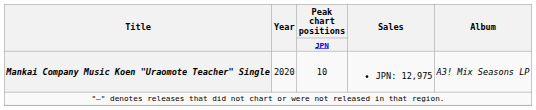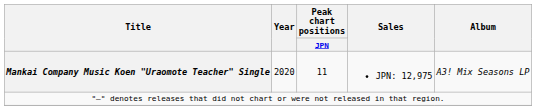(322, 72) 10 -> (322, 72) 11
